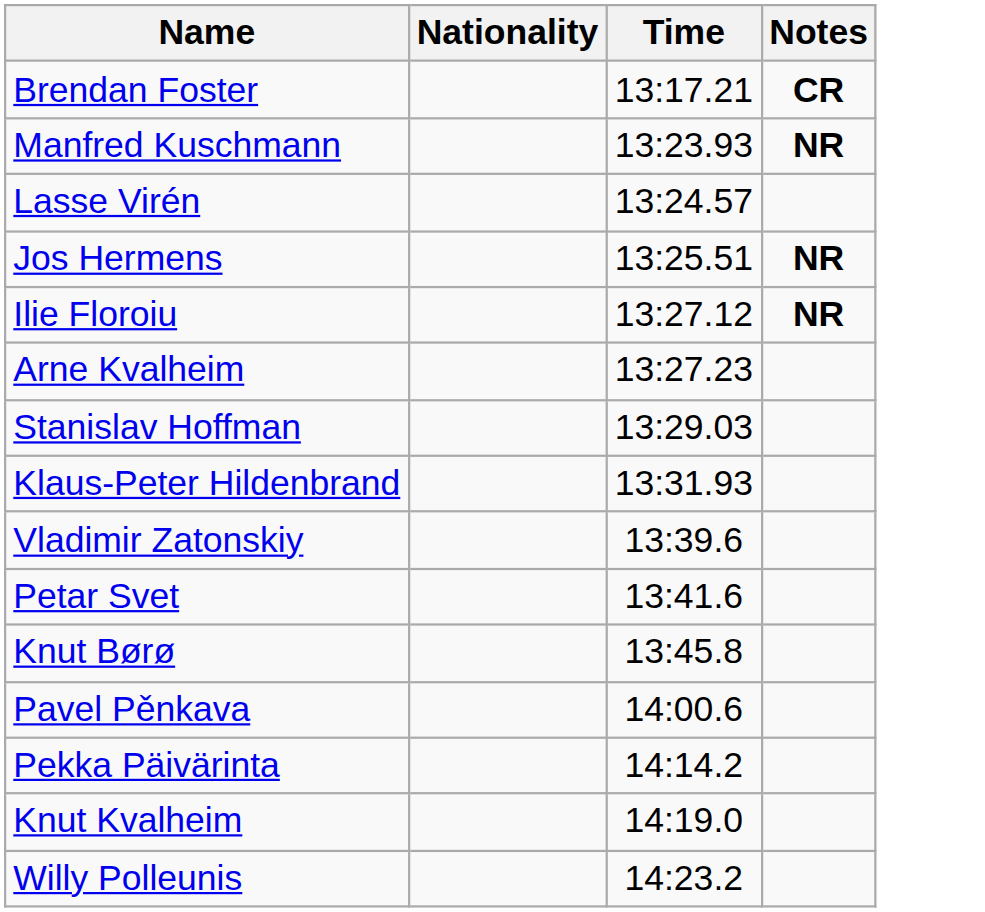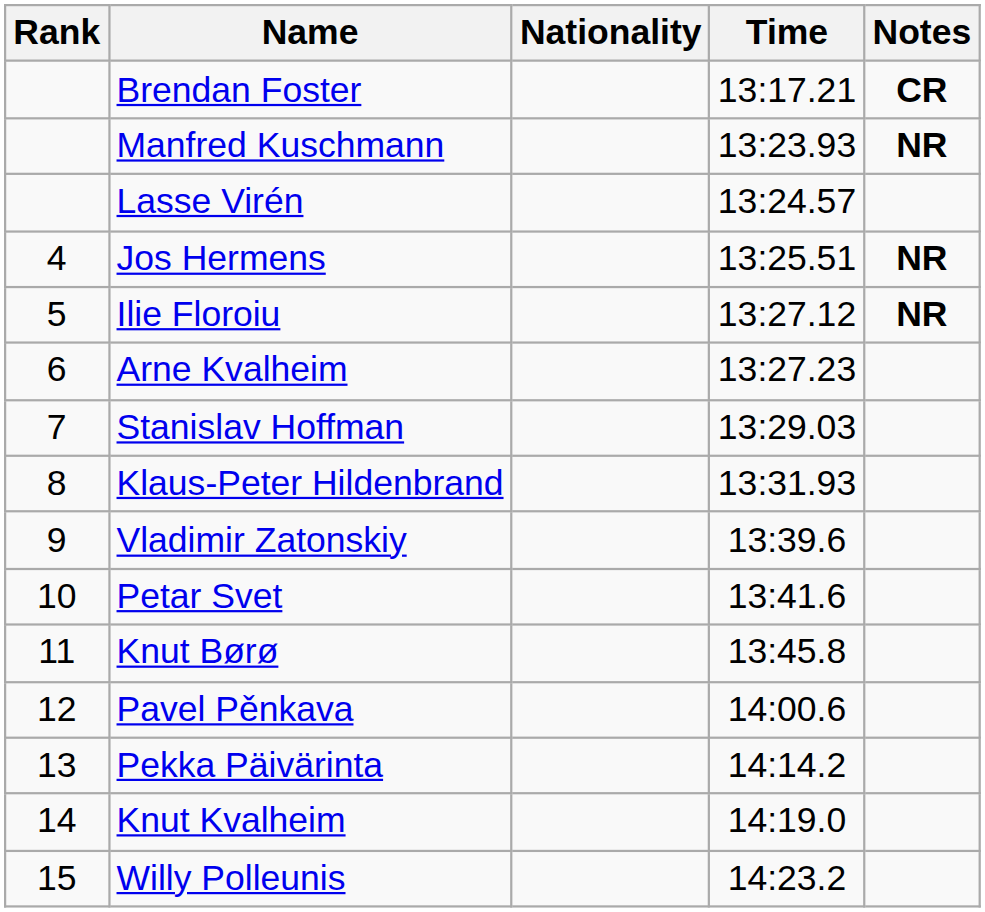+ column: (57, 32)
